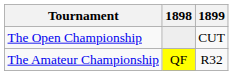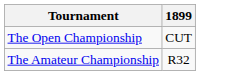- column: (179, 15)
